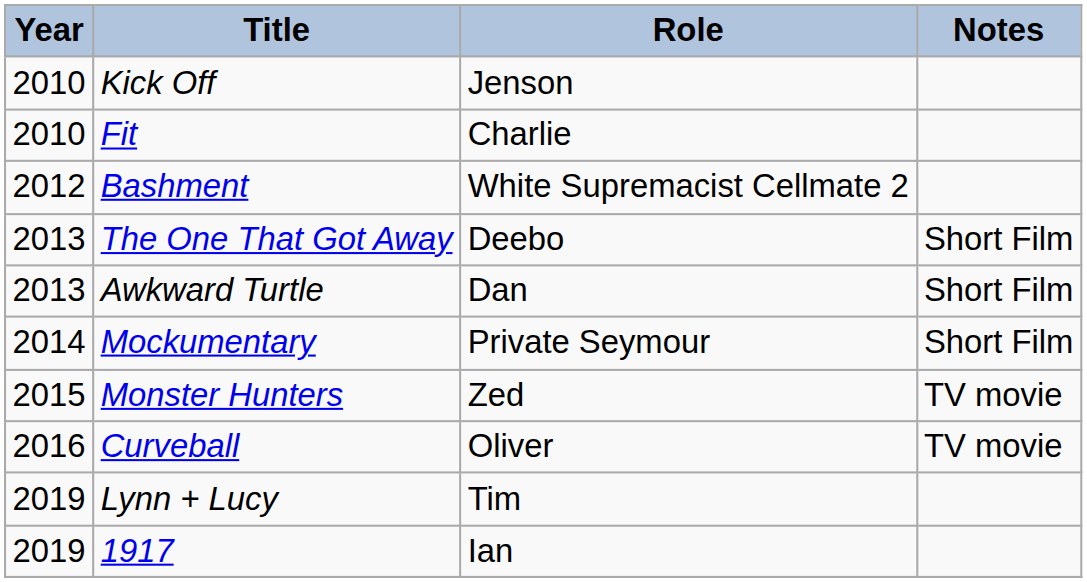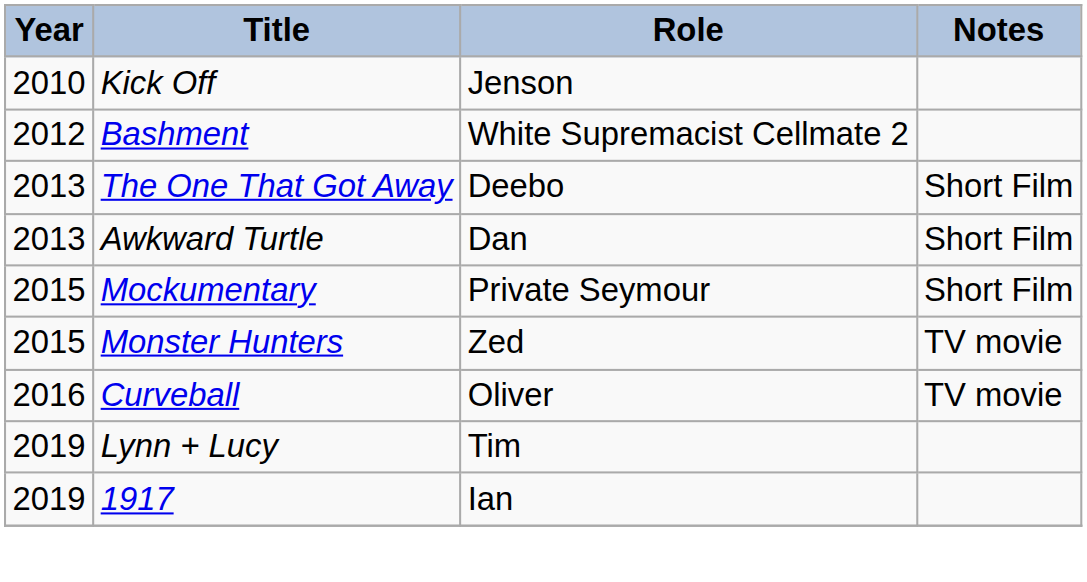- row: (119, 134)
(49, 342) 2014 -> (49, 290) 2015
